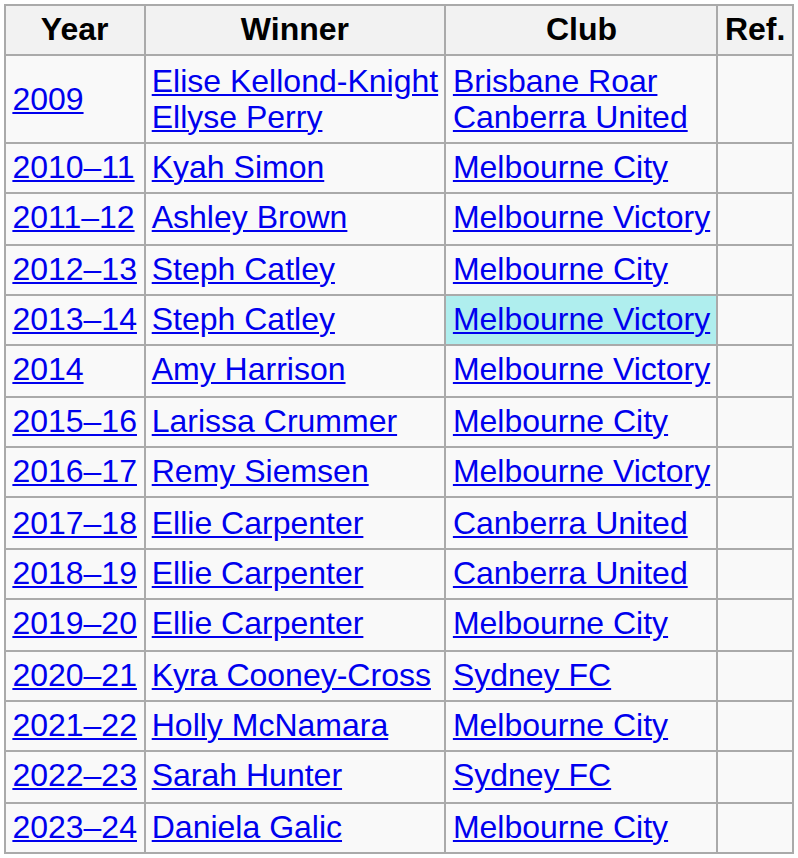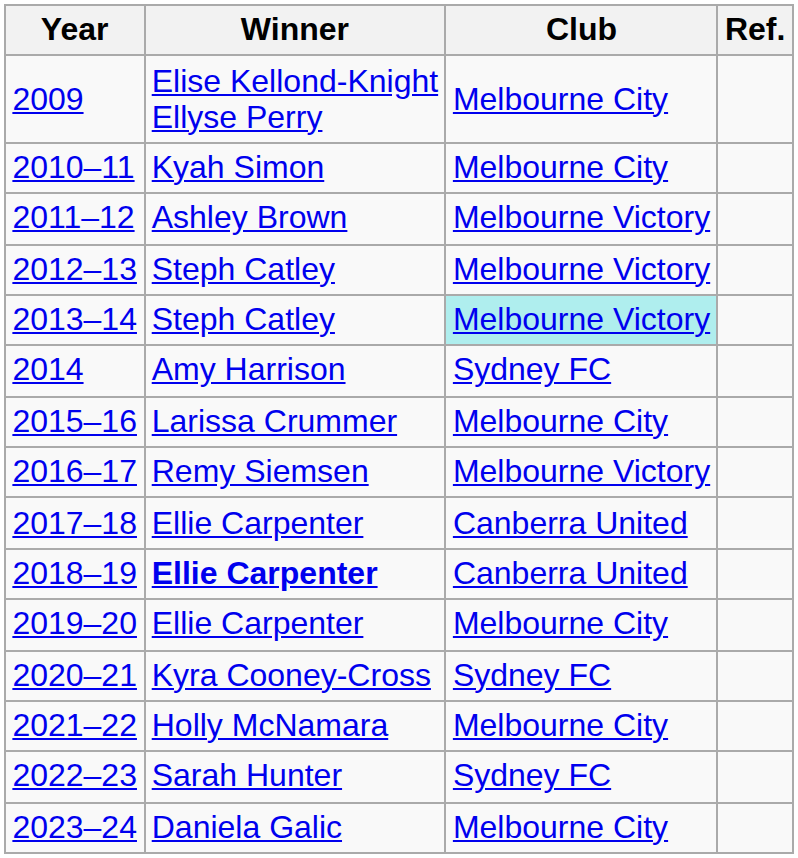(570, 98) Brisbane Roar Canberra United -> (560, 98) Melbourne City
(560, 268) Melbourne City -> (582, 268) Melbourne Victory
(582, 370) Melbourne Victory -> (532, 370) Sydney FC
(258, 573) normal -> (265, 573) bold
